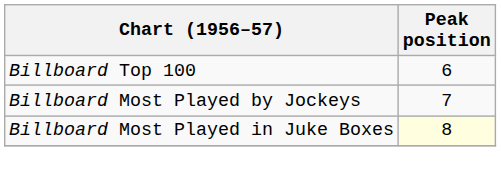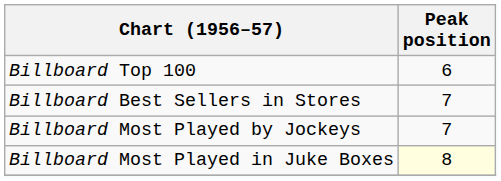+ row: (185, 101)
